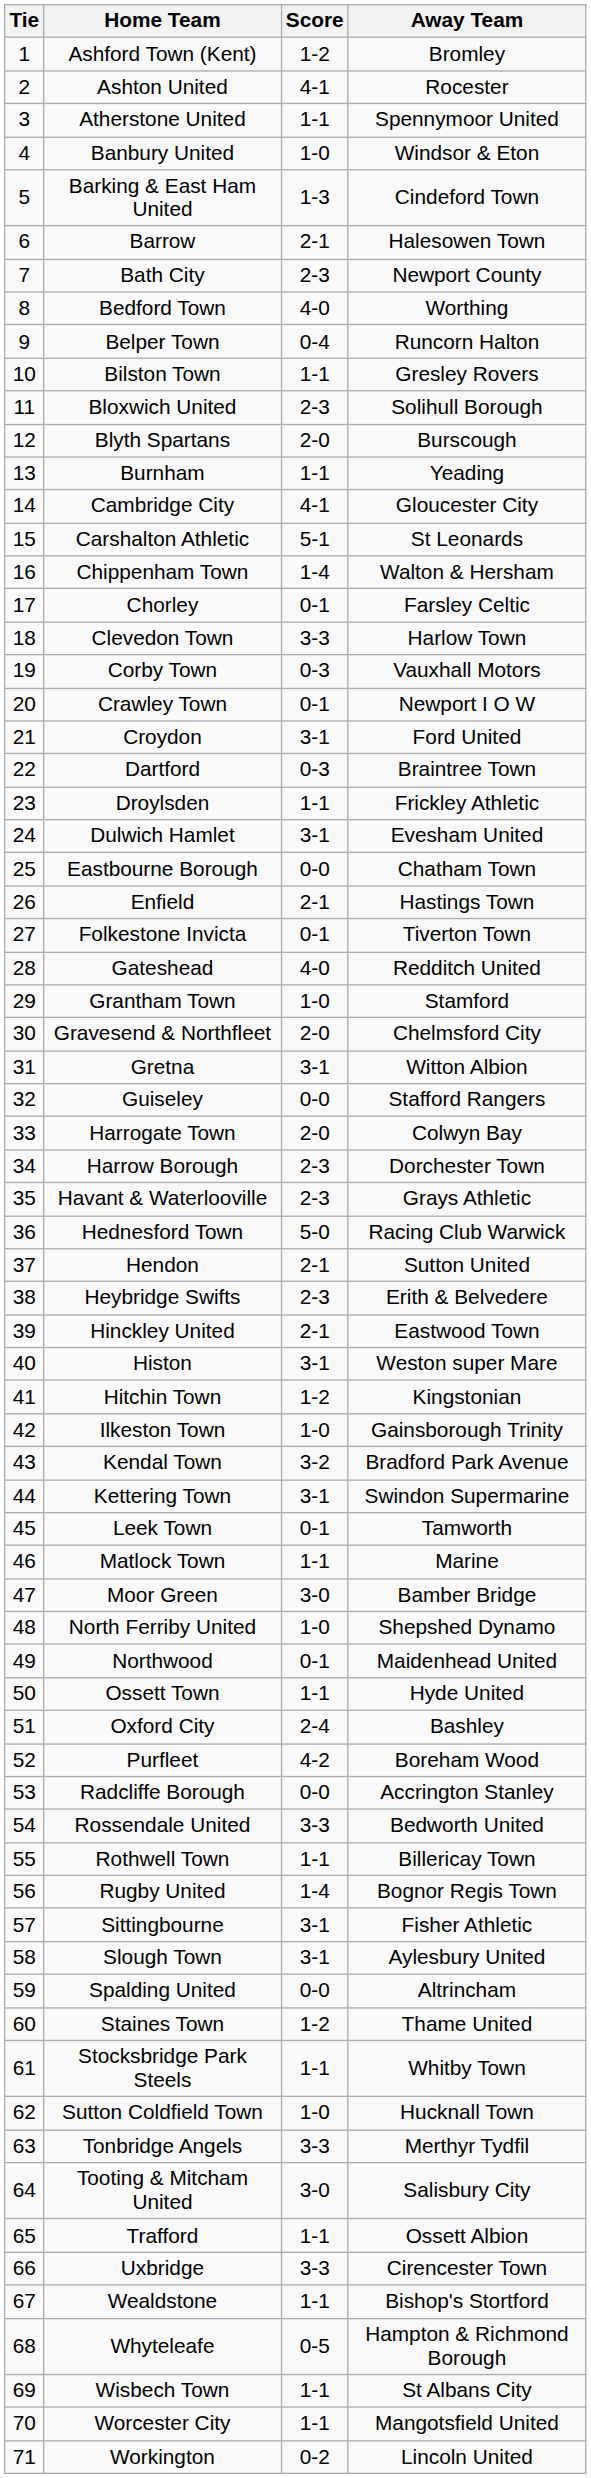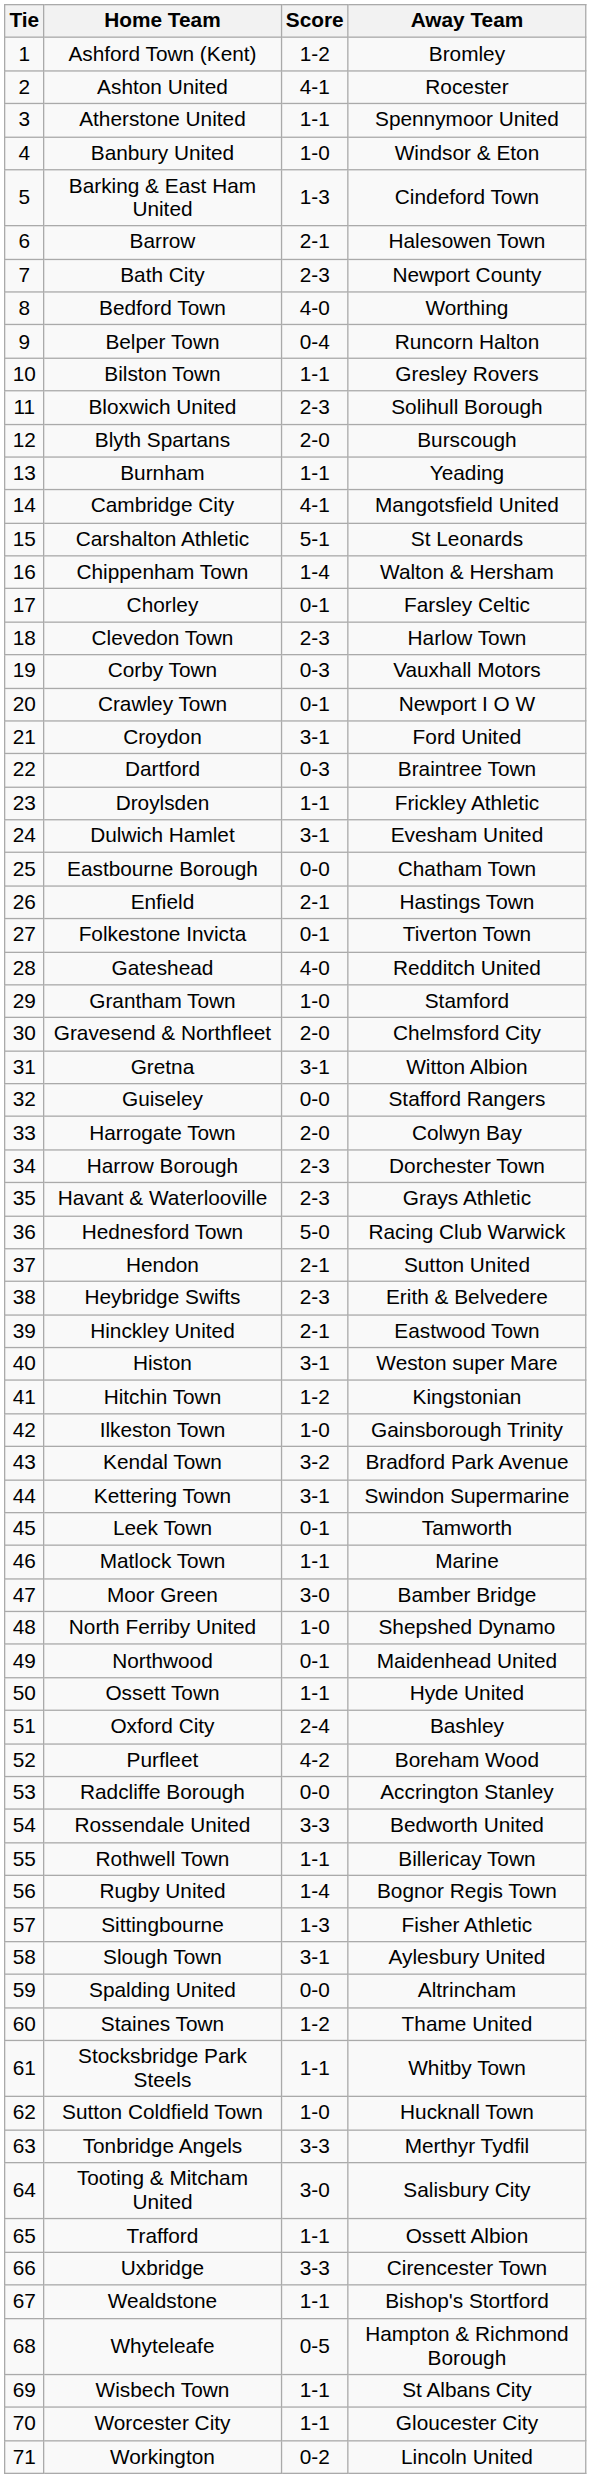(467, 506) Gloucester City -> (467, 506) Mangotsfield United
(315, 638) 3-3 -> (315, 638) 2-3
(315, 1924) 3-1 -> (315, 1924) 1-3
(467, 2423) Mangotsfield United -> (467, 2423) Gloucester City
